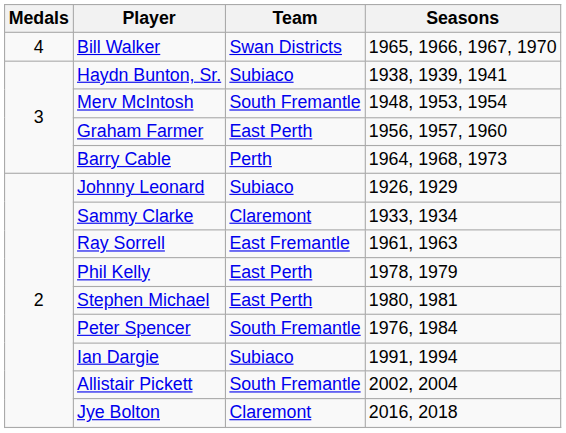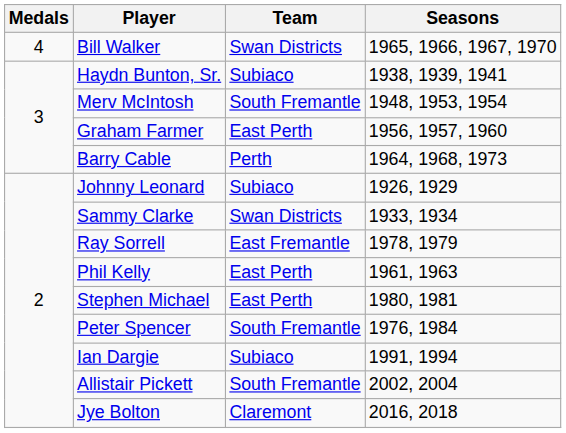(270, 215) Claremont -> (286, 215) Swan Districts
(413, 243) 1961, 1963 -> (413, 243) 1978, 1979
(413, 272) 1978, 1979 -> (413, 272) 1961, 1963
